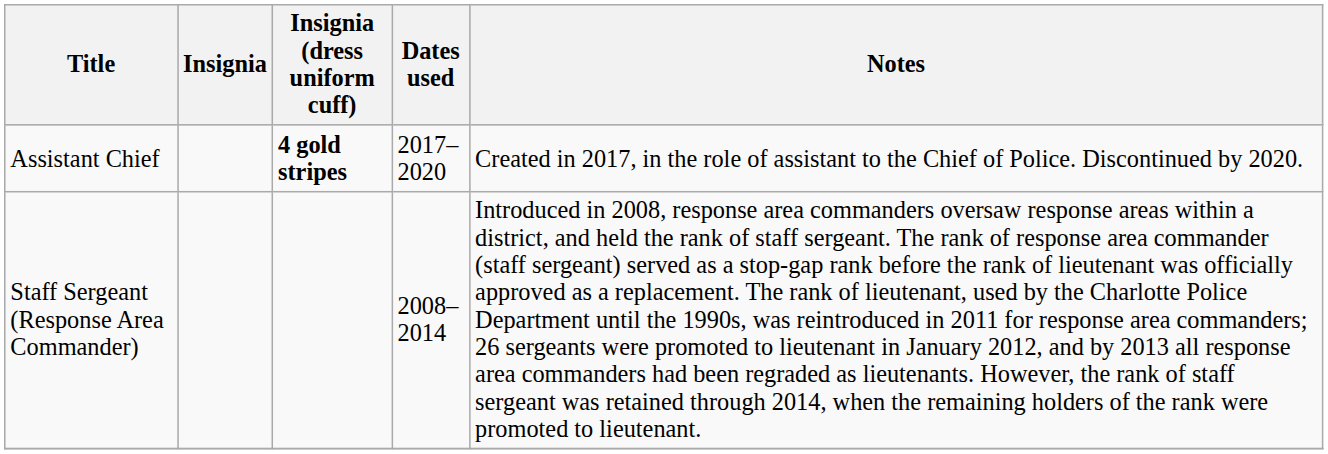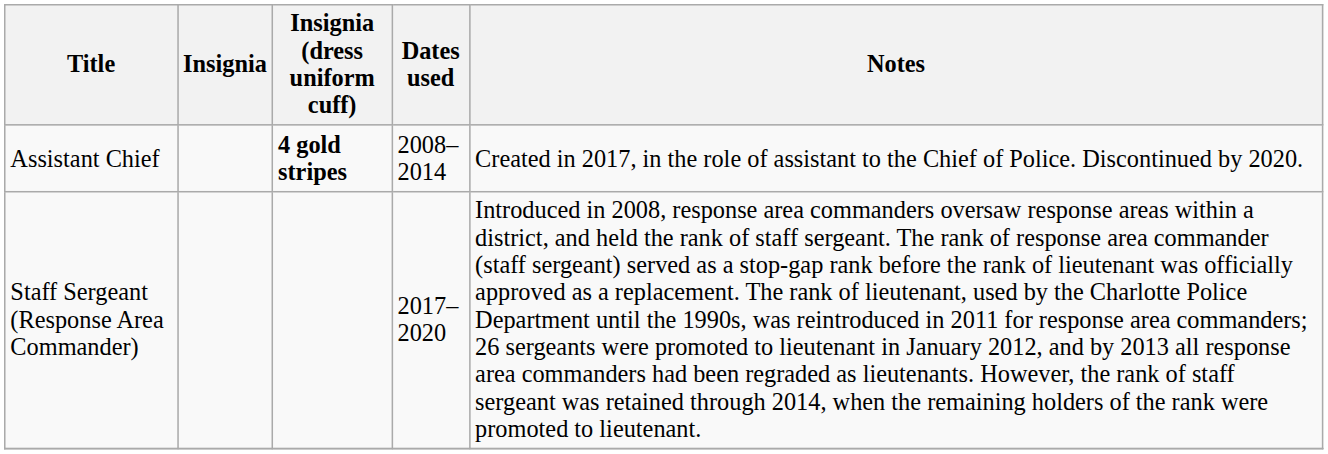(428, 158) 2017–2020 -> (428, 158) 2008–2014
(428, 319) 2008–2014 -> (428, 319) 2017–2020
